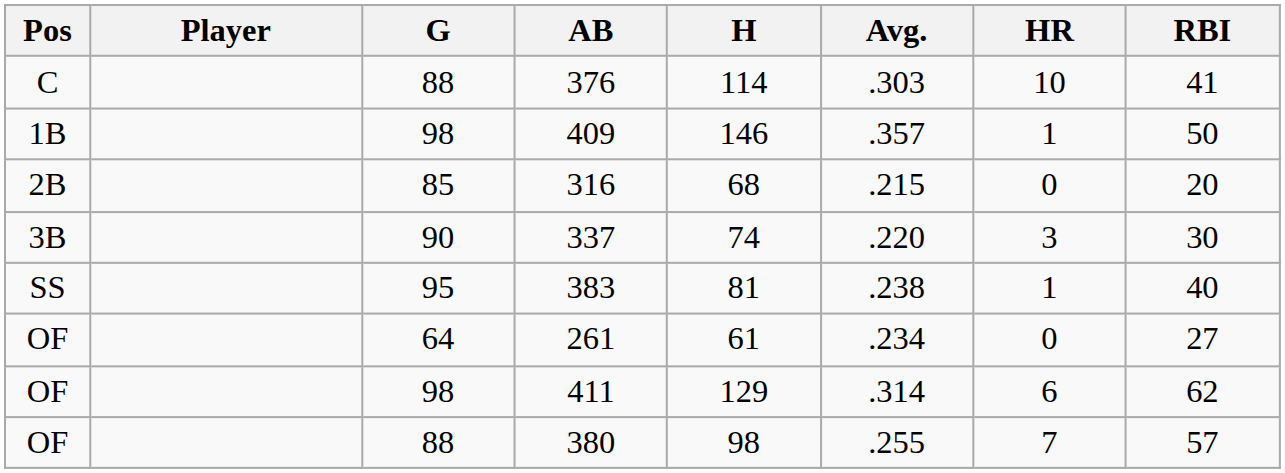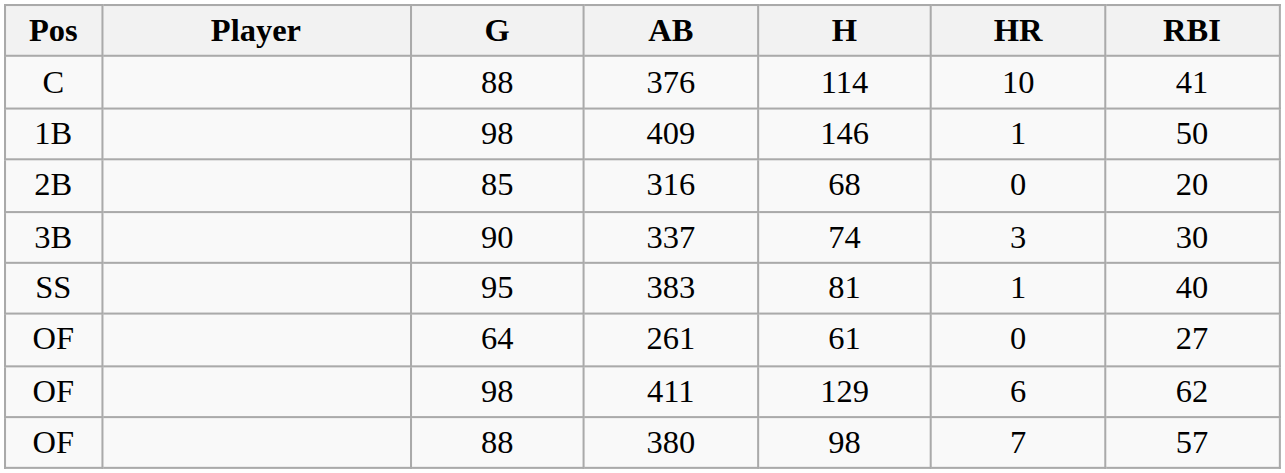- column: (897, 30)
